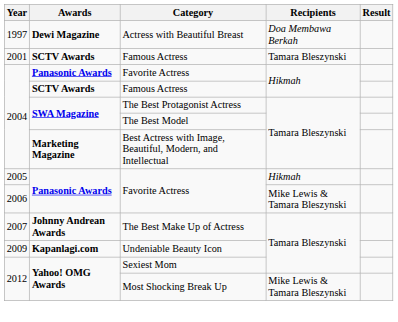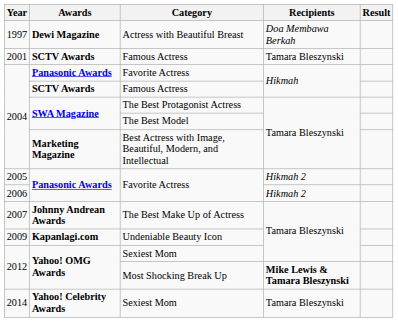(284, 177) Hikmah -> (286, 177) Hikmah 2
(307, 199) Mike Lewis & Tamara Bleszynski -> (286, 193) Hikmah 2
(307, 287) normal -> (307, 275) bold
+ row: (17, 303)
